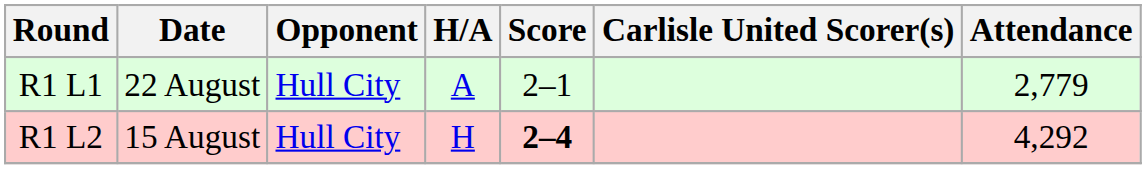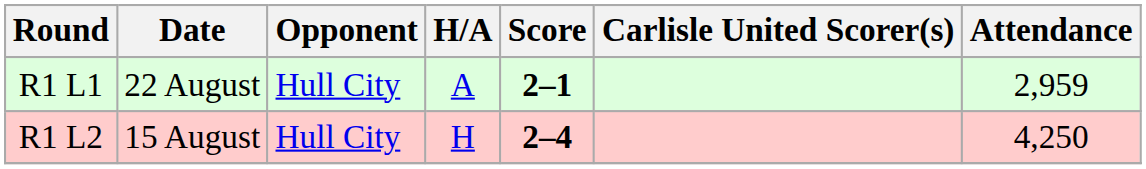(547, 83) normal -> (547, 83) bold
(1051, 83) 2,779 -> (1051, 83) 2,959
(1051, 136) 4,292 -> (1051, 136) 4,250
